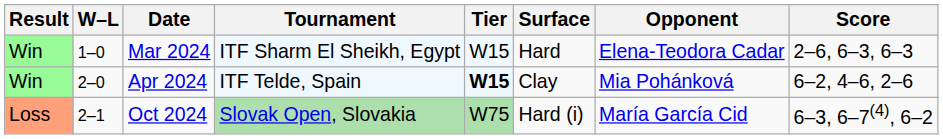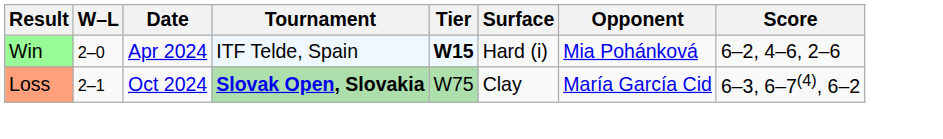- row: (169, 50)
(538, 81) Clay -> (515, 50) Hard (i)
(318, 115) normal -> (320, 84) bold
(551, 115) Hard (i) -> (502, 84) Clay
